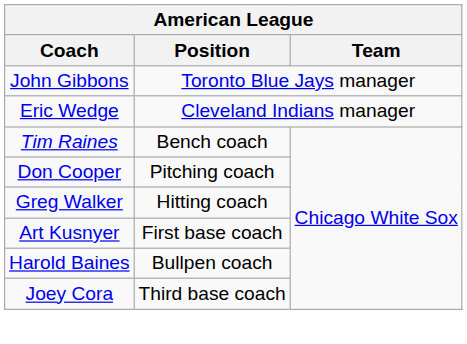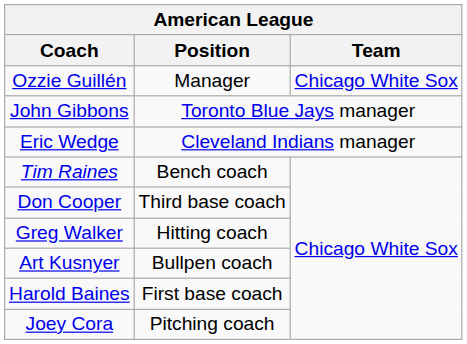+ row: (69, 80)
(212, 171) Pitching coach -> (212, 202) Third base coach
(212, 232) First base coach -> (212, 263) Bullpen coach
(212, 263) Bullpen coach -> (212, 293) First base coach
(212, 293) Third base coach -> (212, 324) Pitching coach
